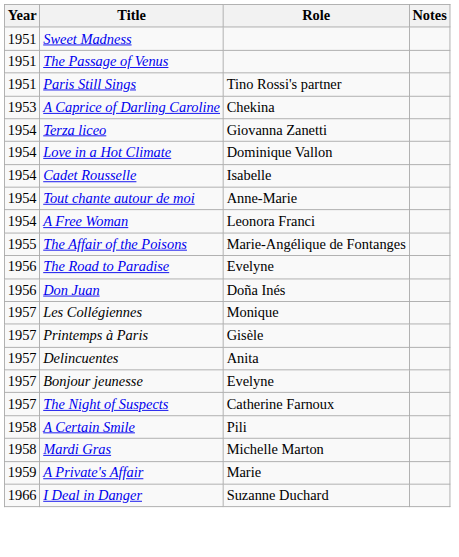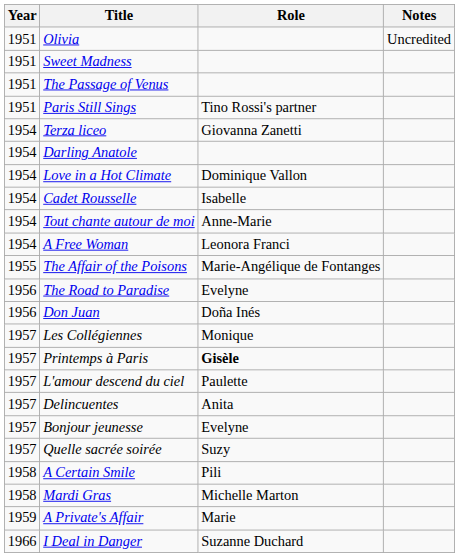+ row: (61, 38)
- row: (132, 107)
+ row: (90, 152)
(245, 335) normal -> (220, 358) bold
+ row: (114, 381)
- row: (106, 404)
+ row: (102, 449)
